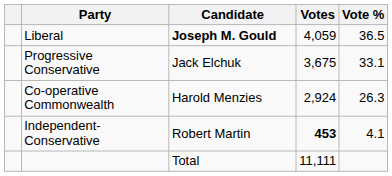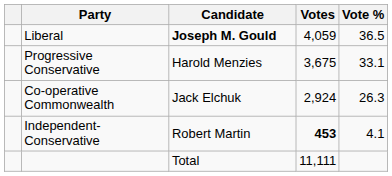(206, 63) Jack Elchuk -> (217, 63) Harold Menzies
(217, 98) Harold Menzies -> (206, 98) Jack Elchuk
